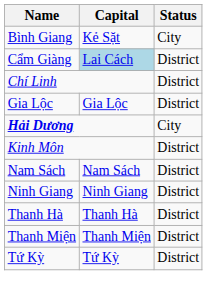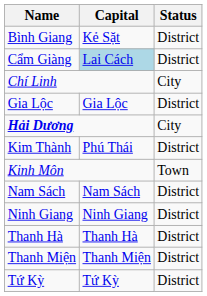(169, 37) City -> (178, 37) District
(178, 81) District -> (169, 81) City
+ row: (39, 147)
(178, 147) District -> (173, 170) Town
